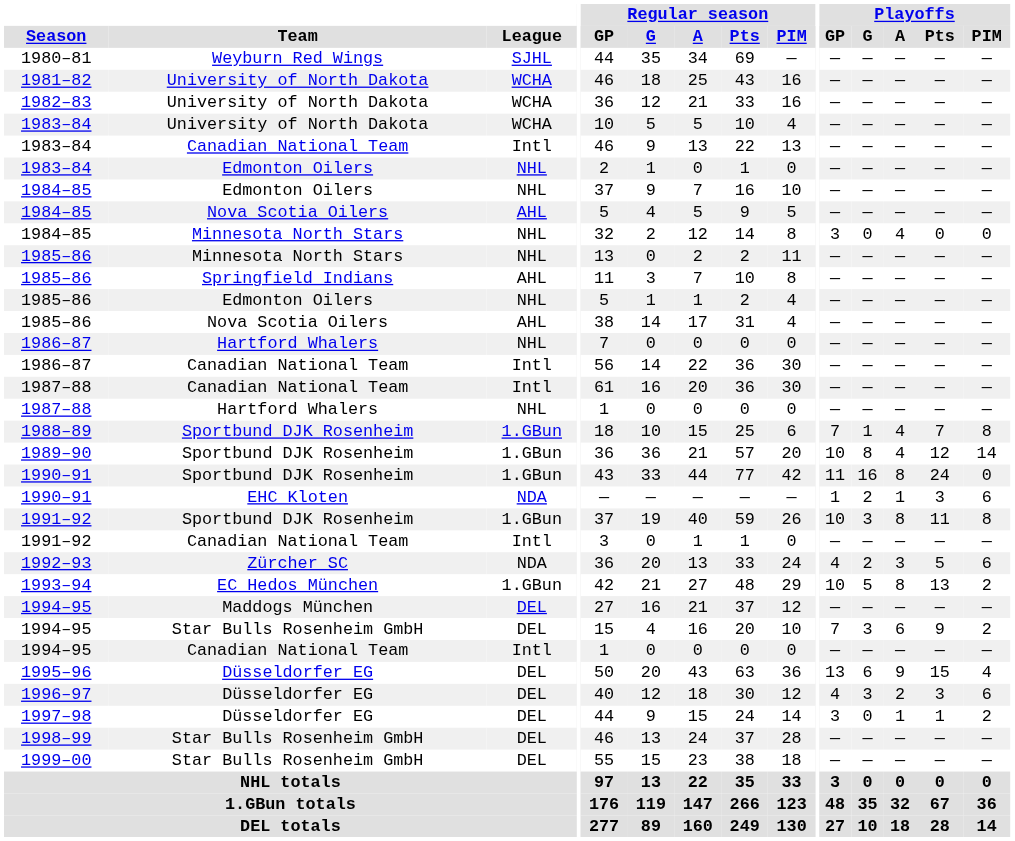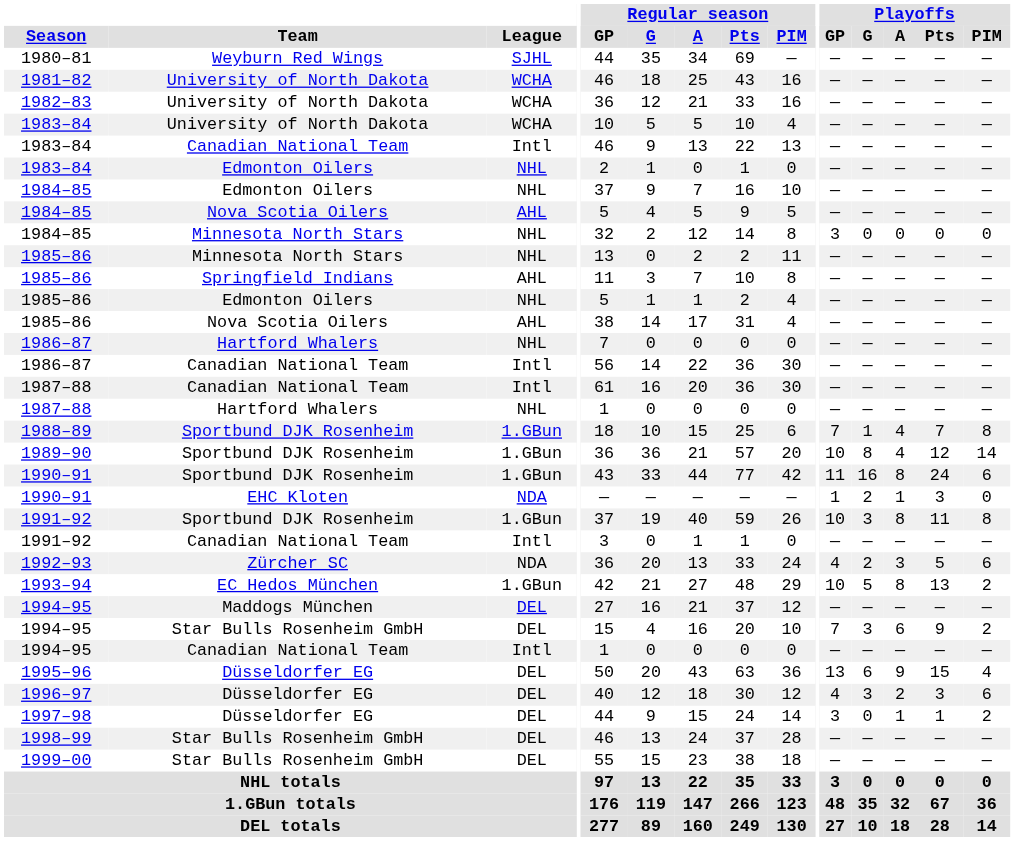(900, 234) 4 -> (900, 234) 0
(987, 475) 0 -> (987, 475) 6
(987, 497) 6 -> (987, 497) 0
